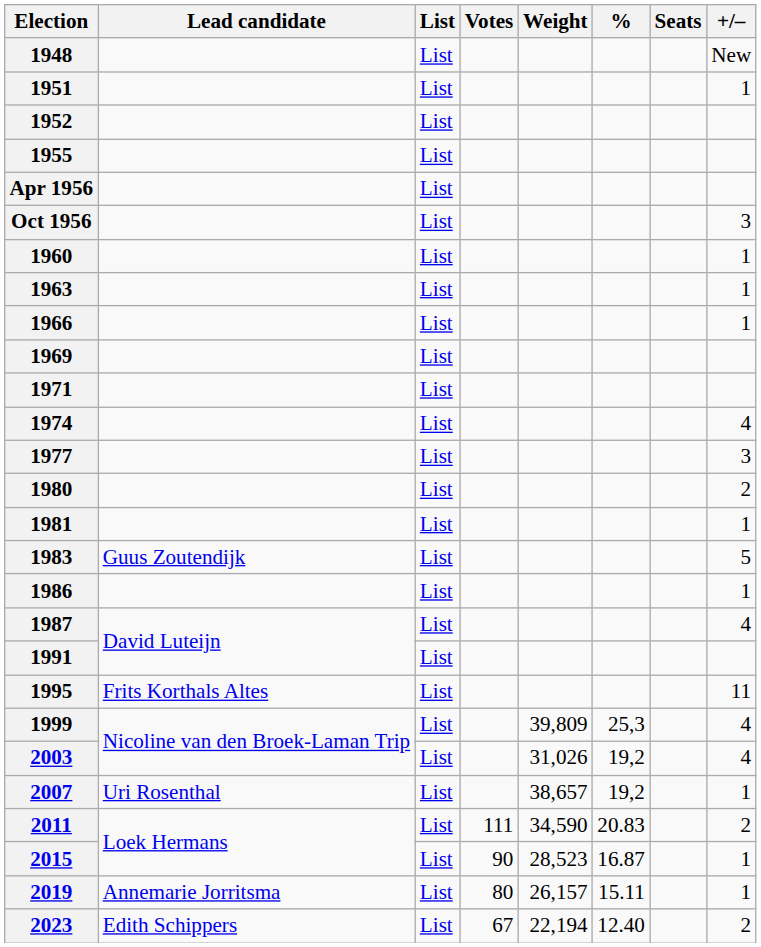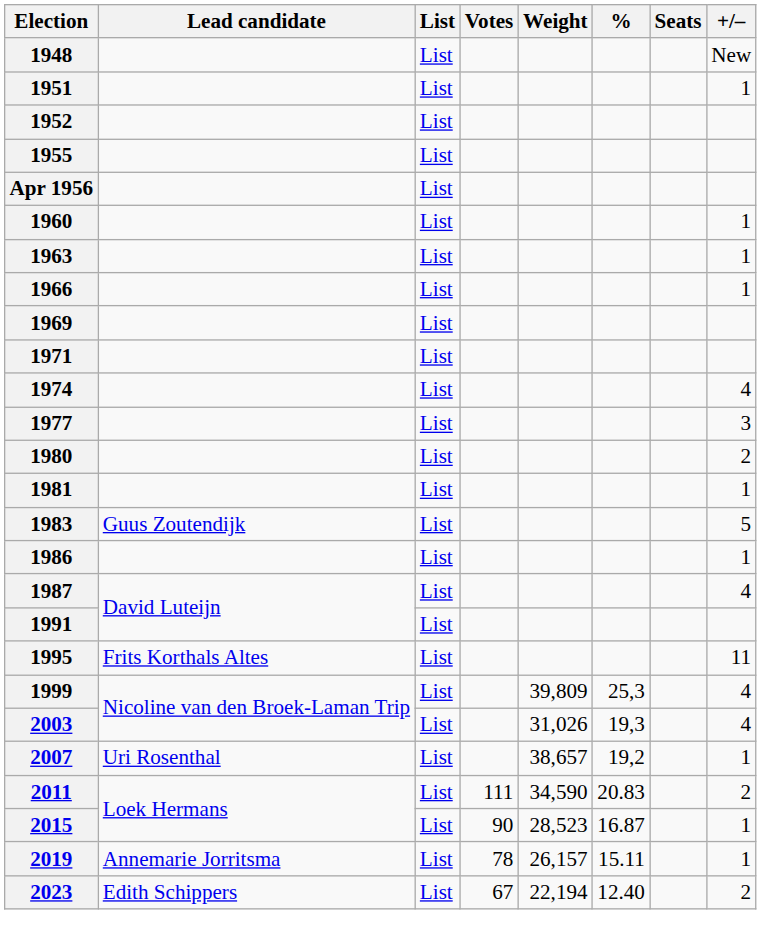- row: (51, 222)
(626, 758) 19,2 -> (626, 724) 19,3
(503, 892) 80 -> (503, 858) 78
